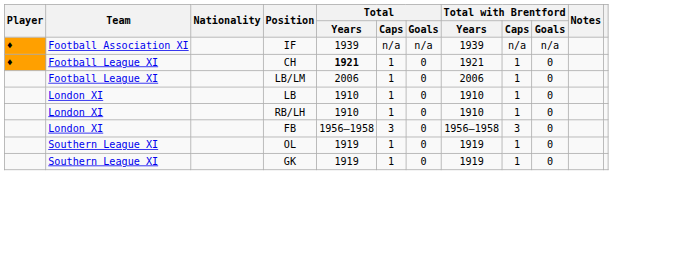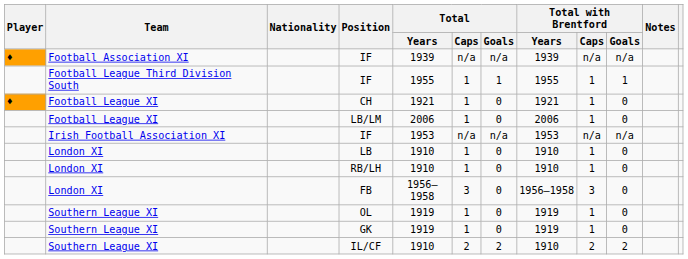+ row: (140, 80)
(347, 62) bold -> (422, 102) normal
+ row: (137, 135)
+ row: (103, 246)
